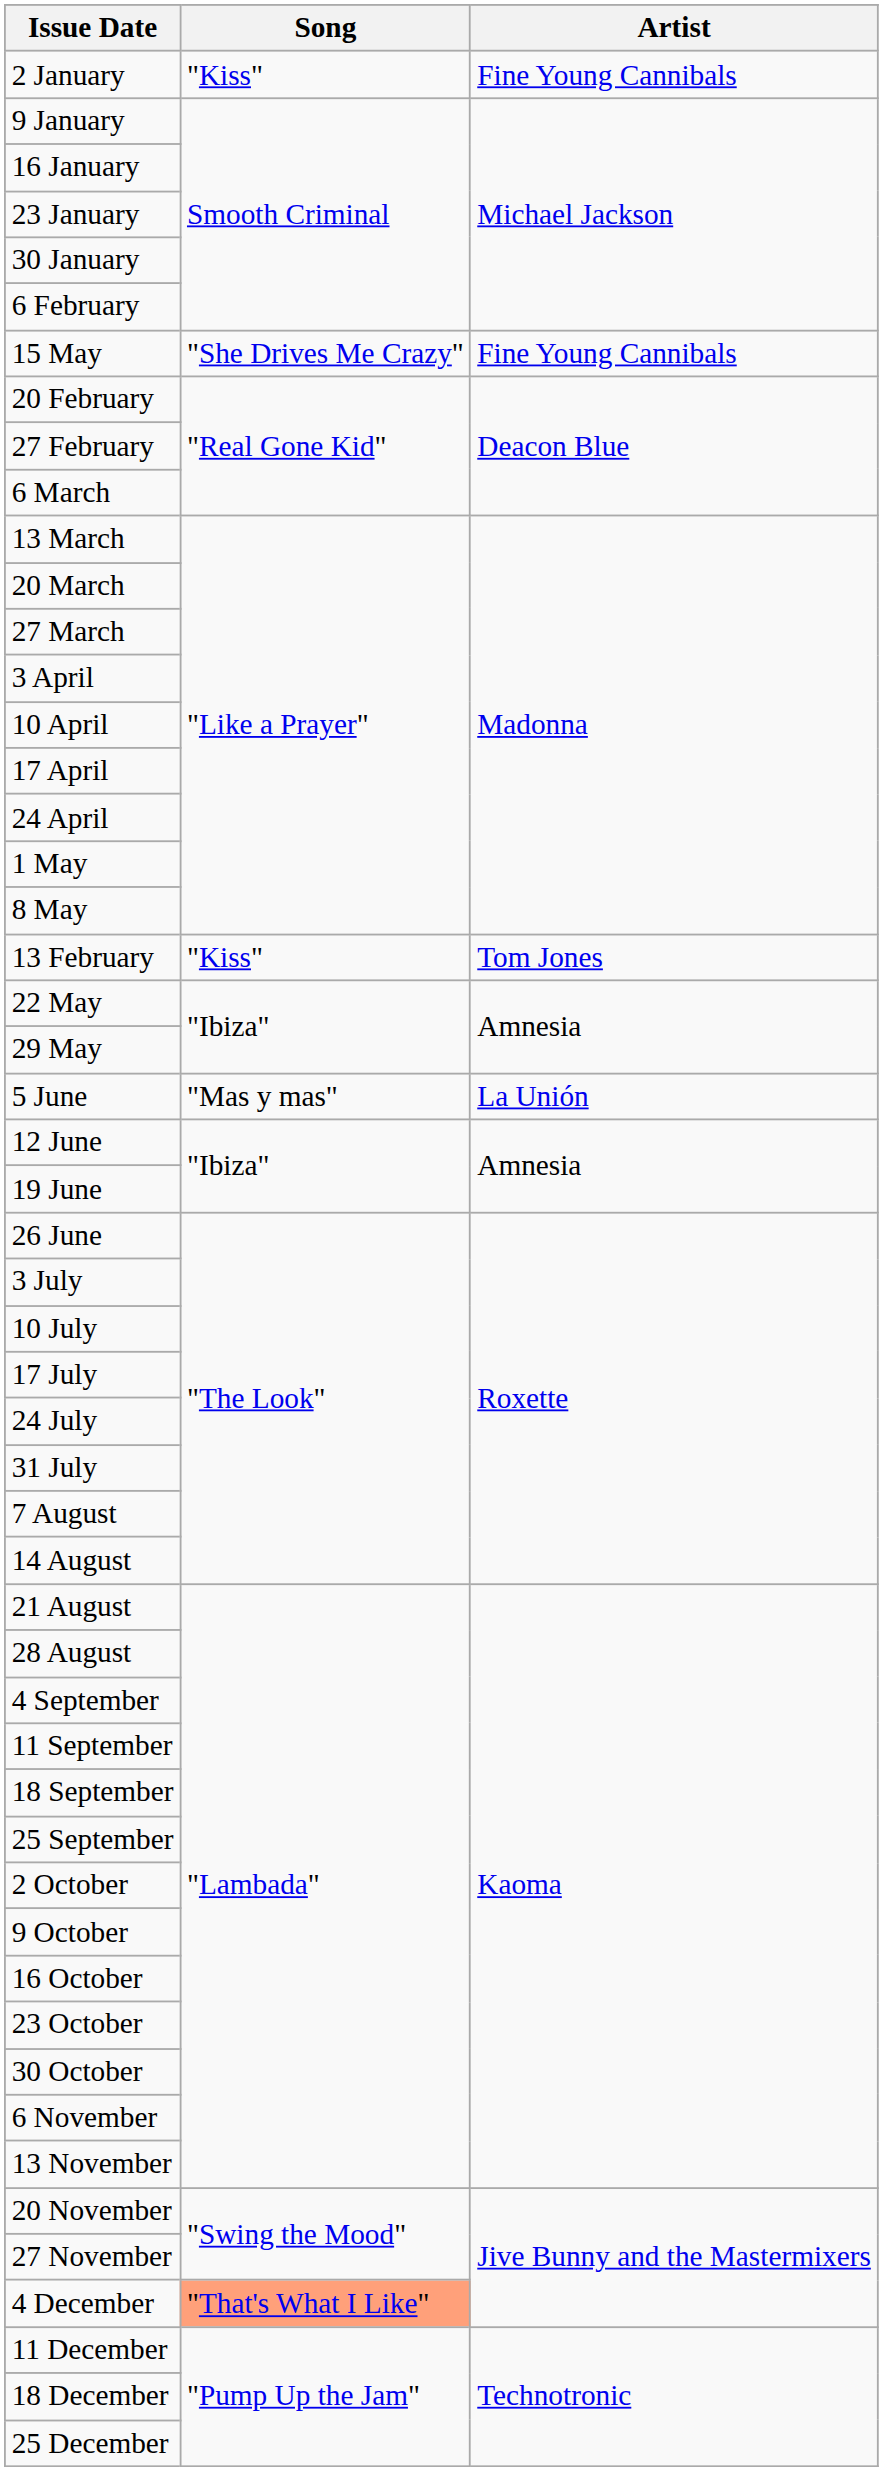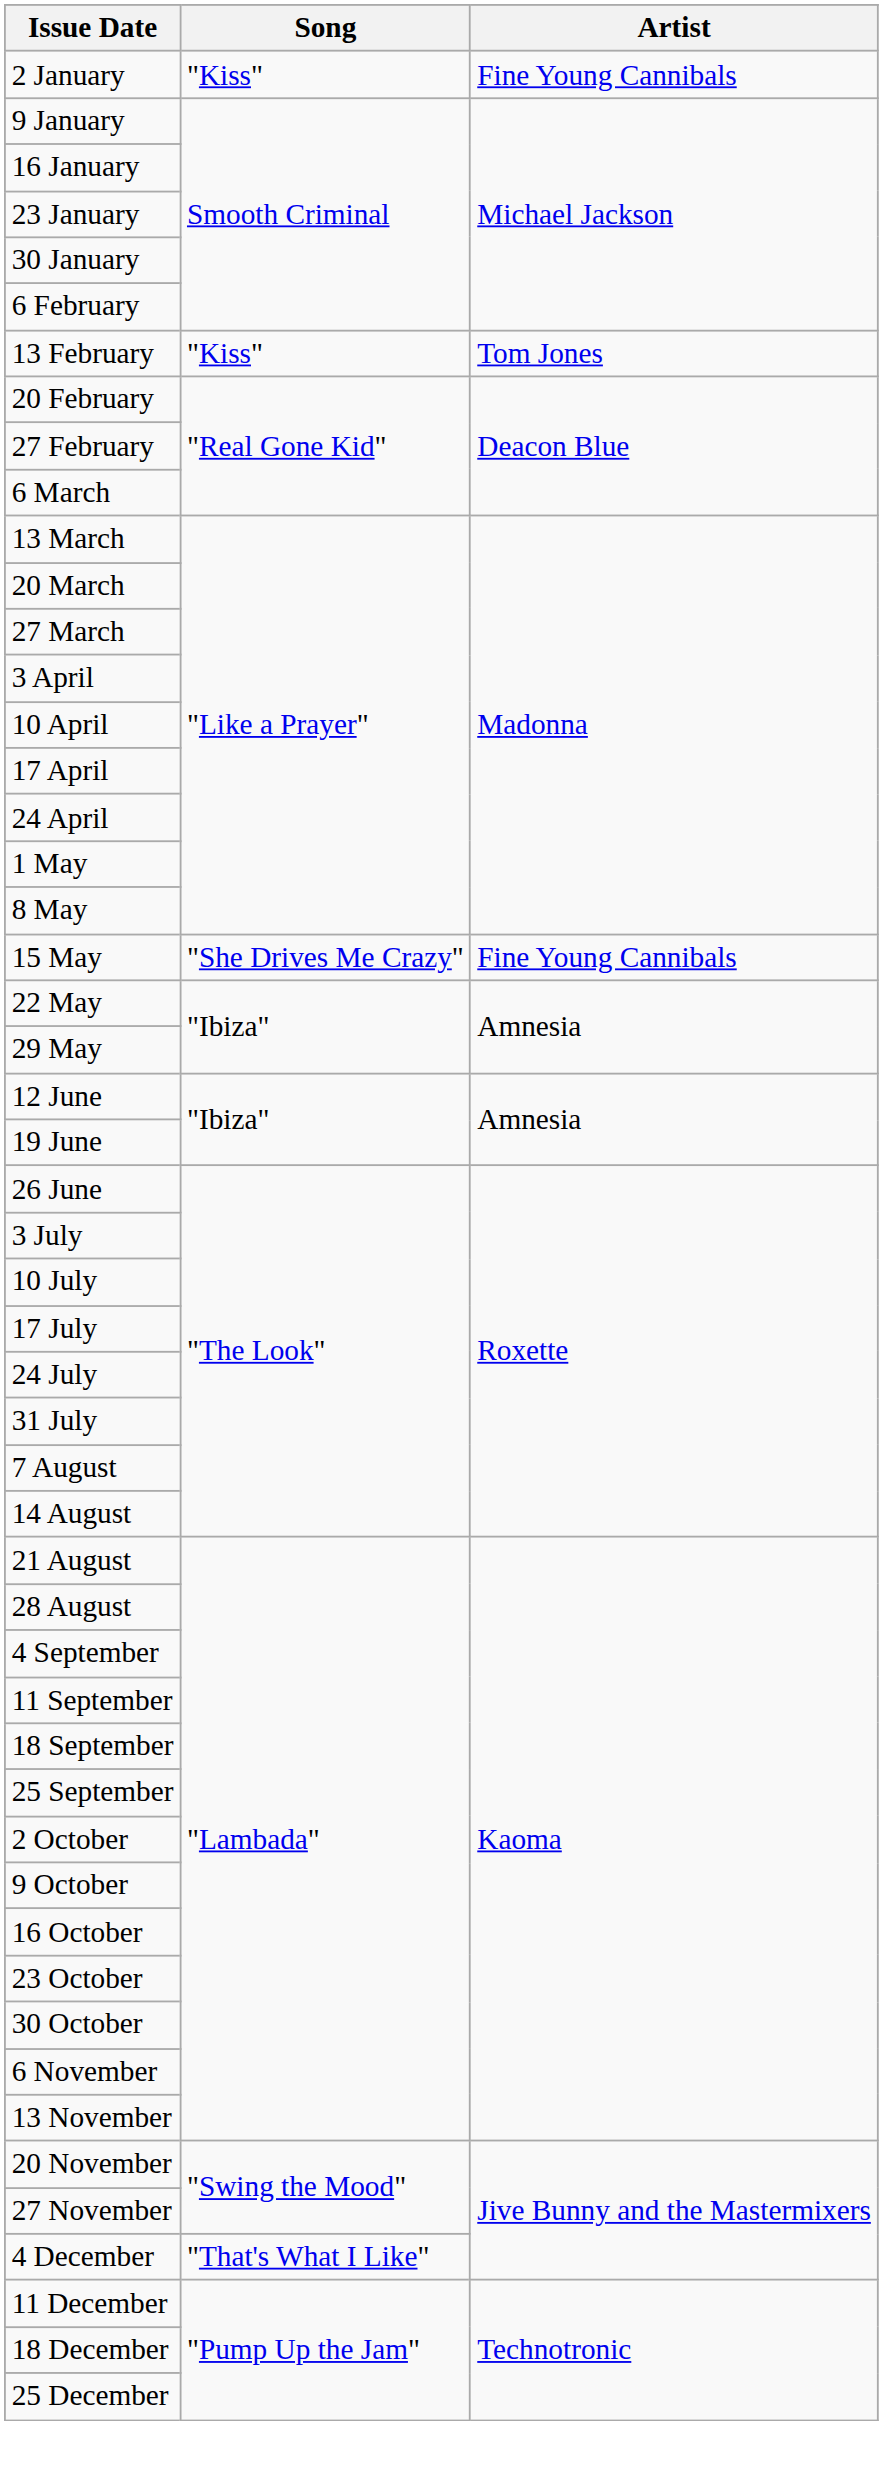rows swapped: (83, 956) <-> (57, 352)
- row: (49, 1095)
(308, 2303) lightsalmon background -> (308, 2256) no background
